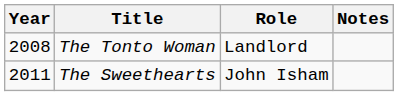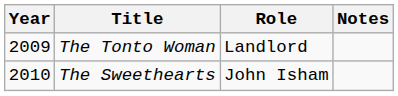(30, 47) 2008 -> (30, 47) 2009
(30, 76) 2011 -> (30, 76) 2010
